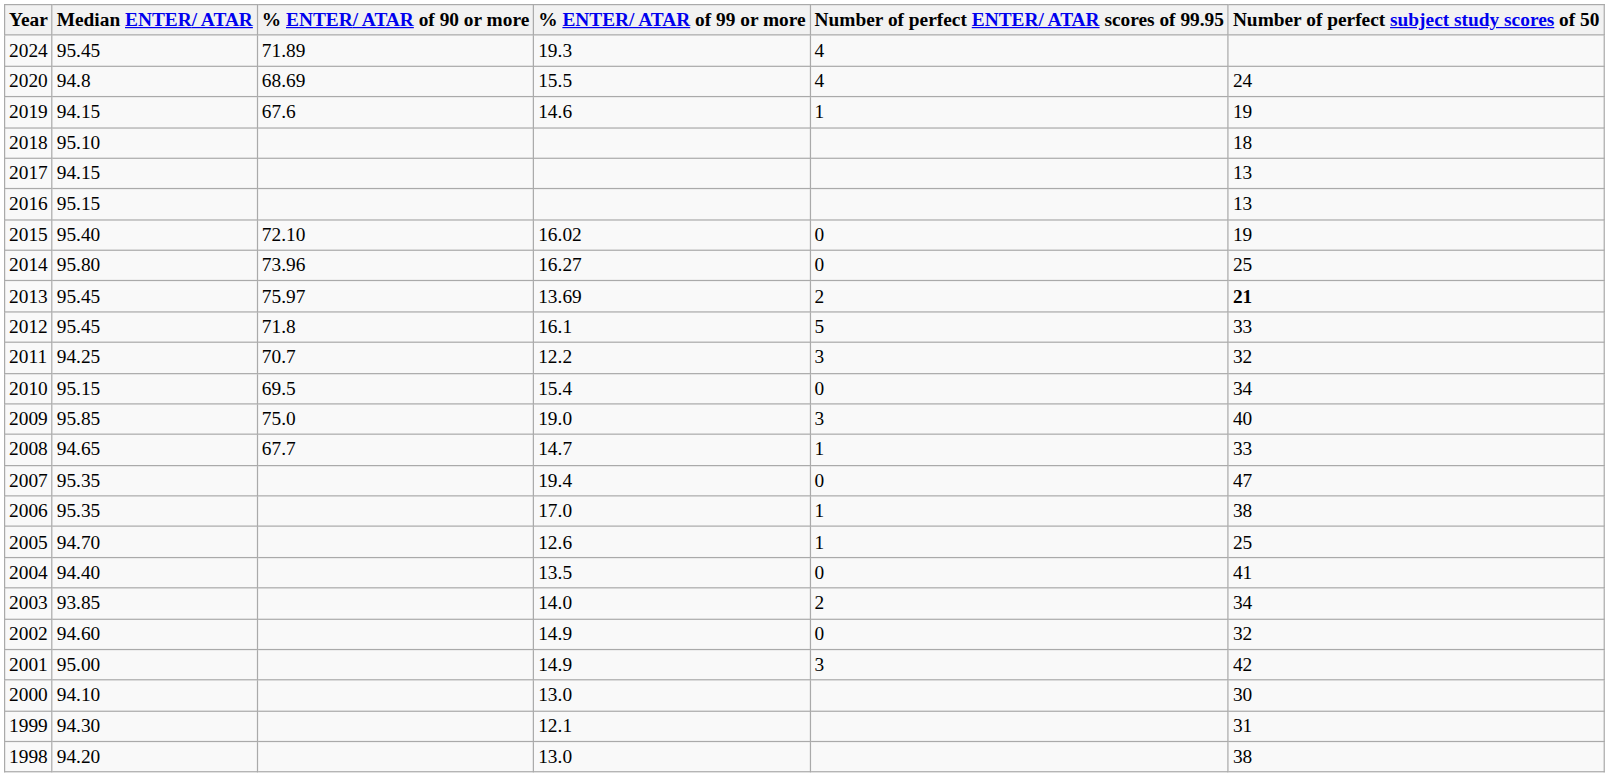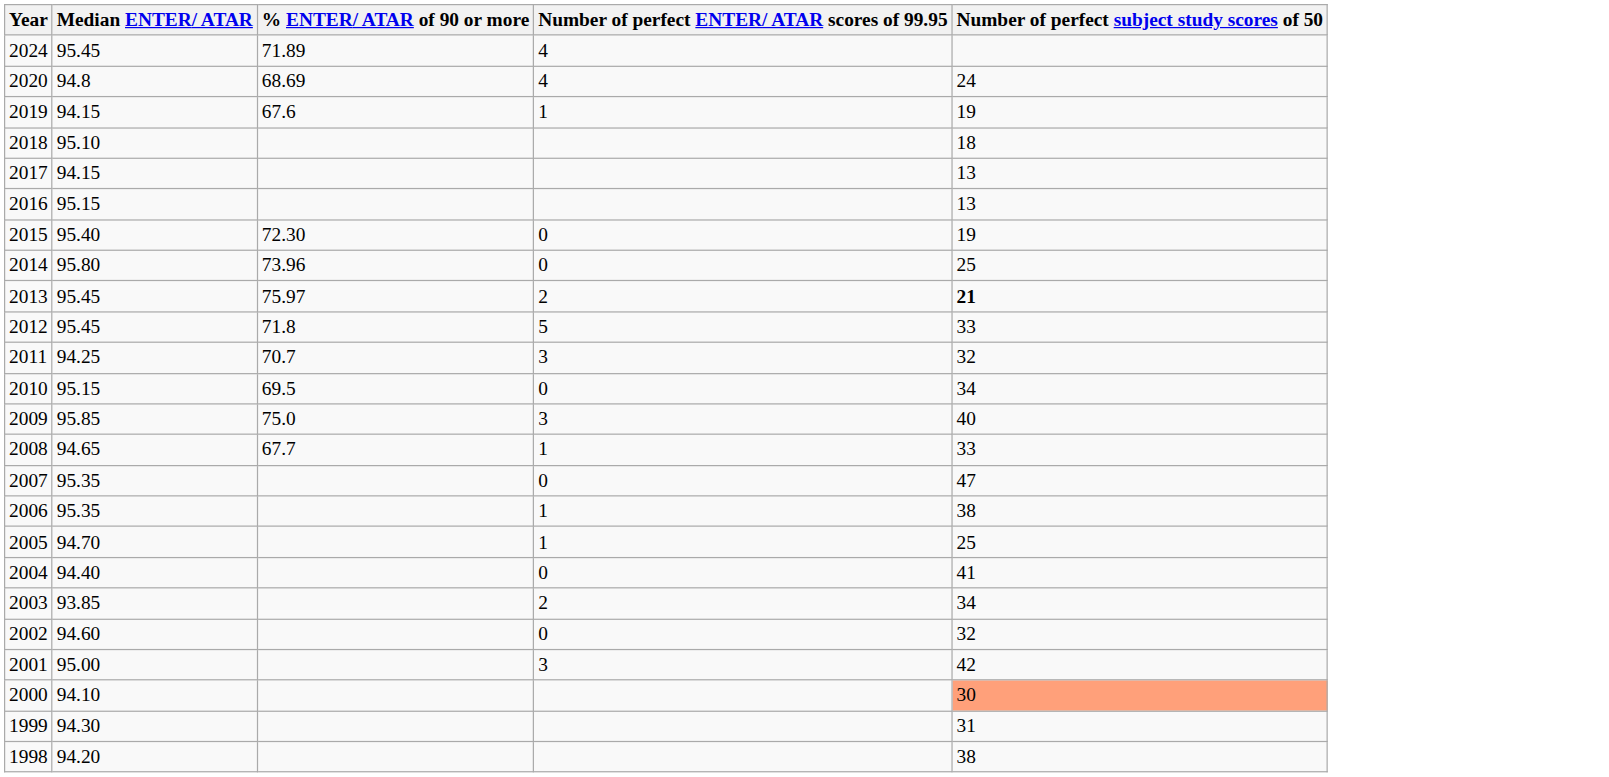- column: (672, 19)
(284, 234) 72.10 -> (284, 234) 72.30
(1243, 695) no background -> (966, 695) lightsalmon background
